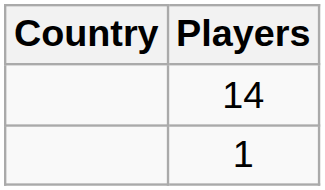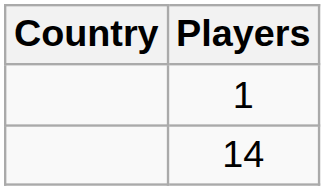rows swapped: (243, 94) <-> (243, 154)
